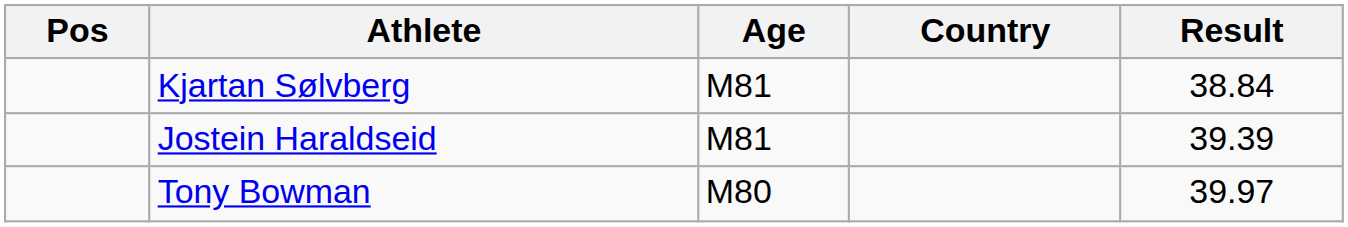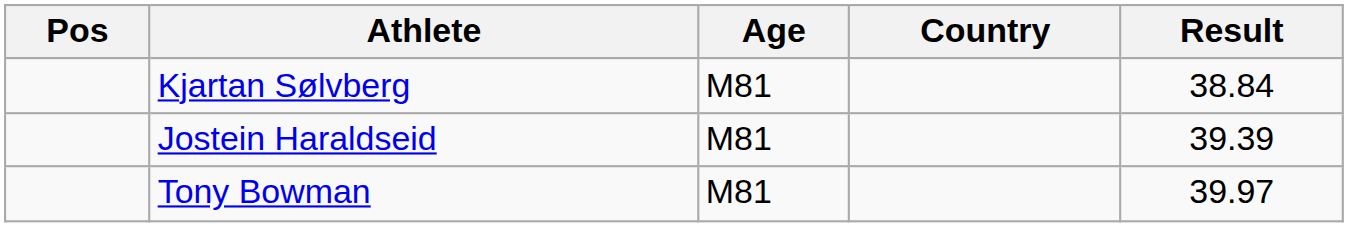(739, 192) M80 -> (739, 192) M81
